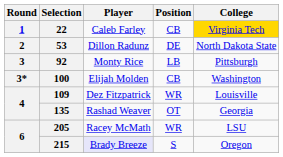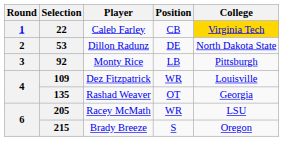- row: (62, 78)
(118, 144) lavender background -> (118, 128) no background
